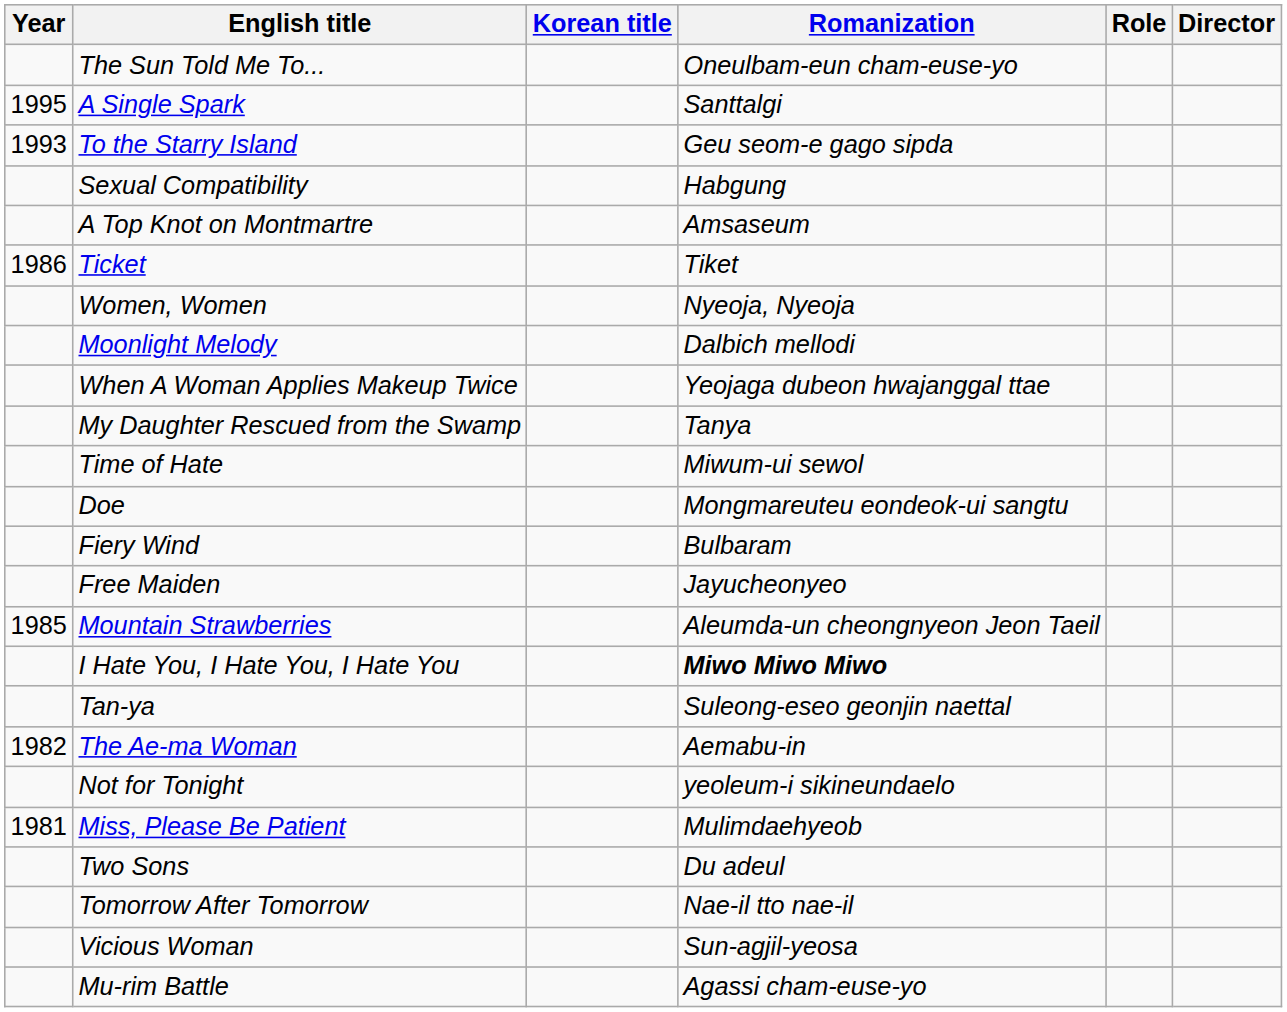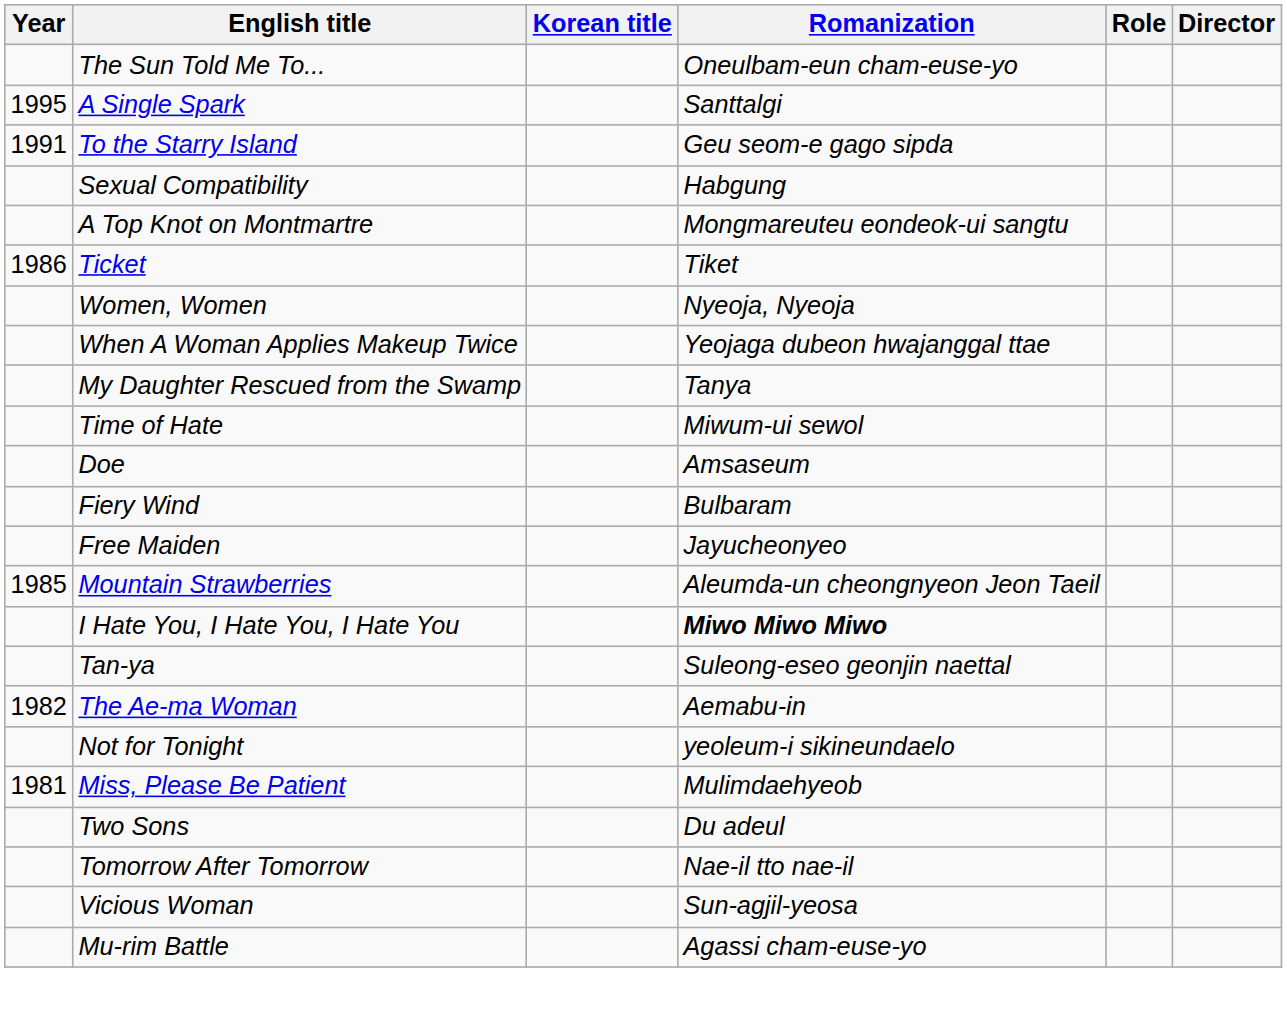(39, 144) 1993 -> (39, 144) 1991
(747, 225) Amsaseum -> (876, 225) Mongmareuteu eondeok-ui sangtu
- row: (178, 345)
(876, 505) Mongmareuteu eondeok-ui sangtu -> (747, 465) Amsaseum
